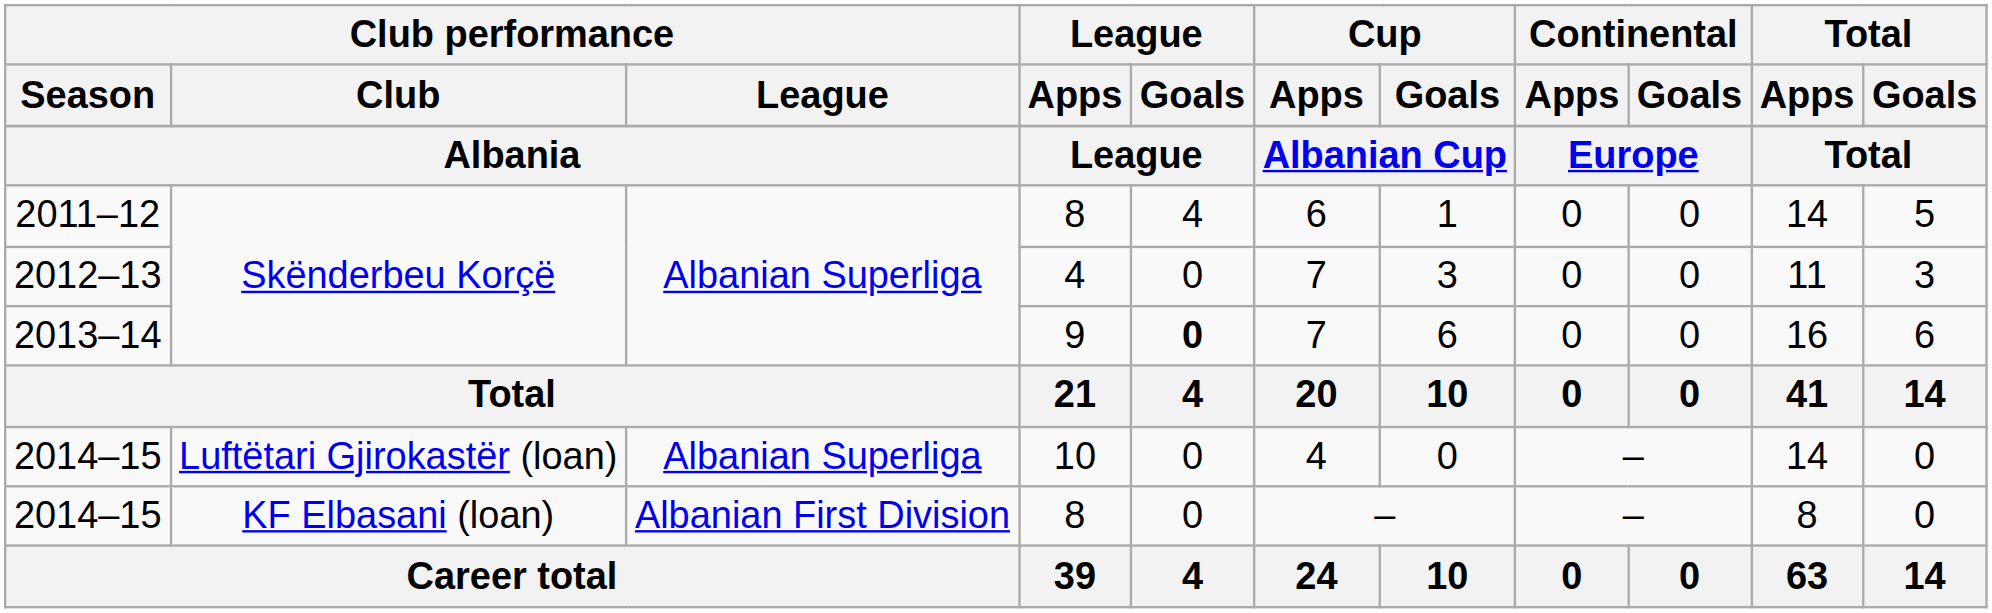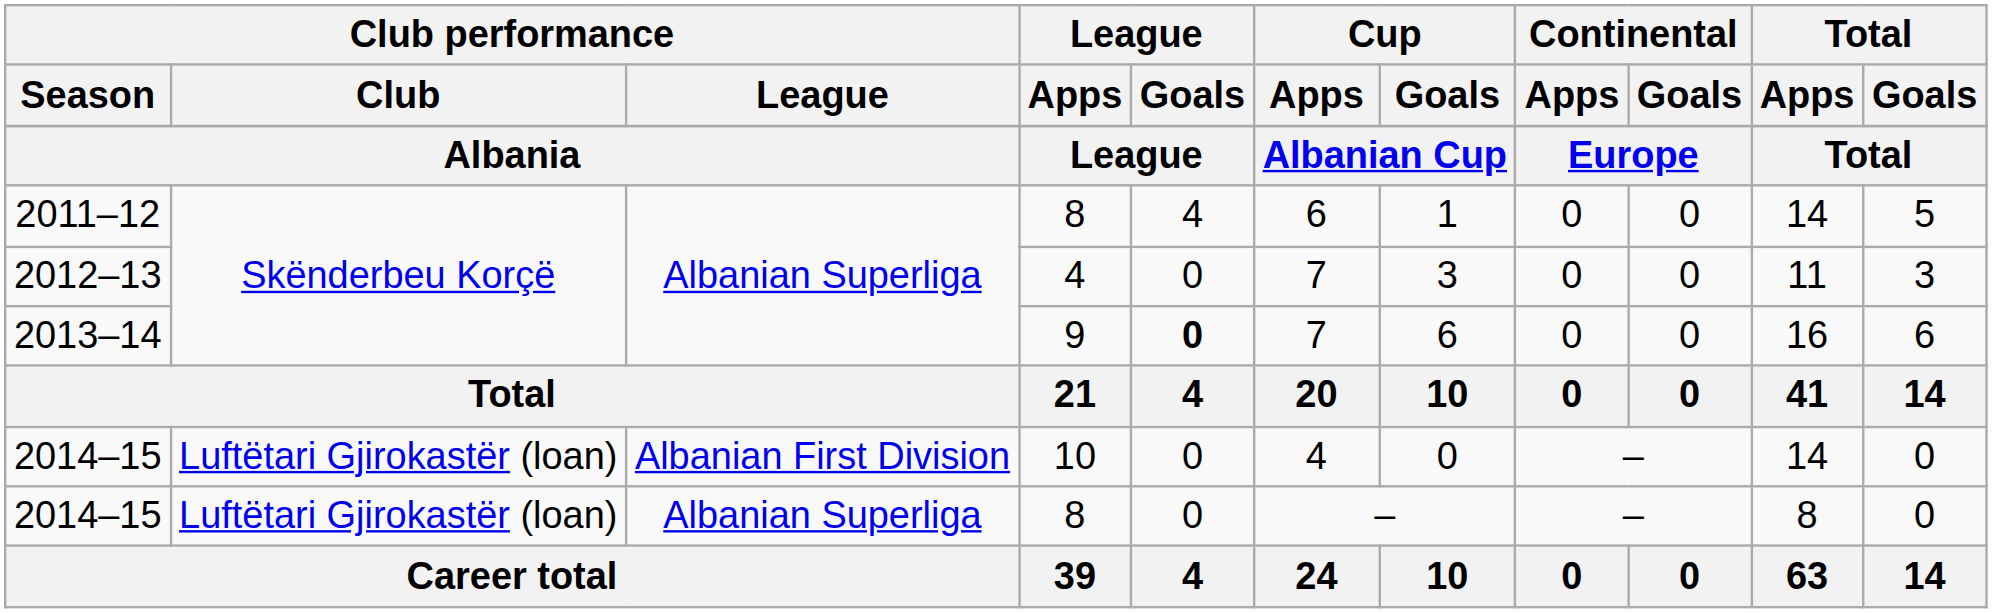(822, 455) Albanian Superliga -> (822, 455) Albanian First Division
(398, 515) KF Elbasani (loan) -> (398, 515) Luftëtari Gjirokastër (loan)
(822, 515) Albanian First Division -> (822, 515) Albanian Superliga
